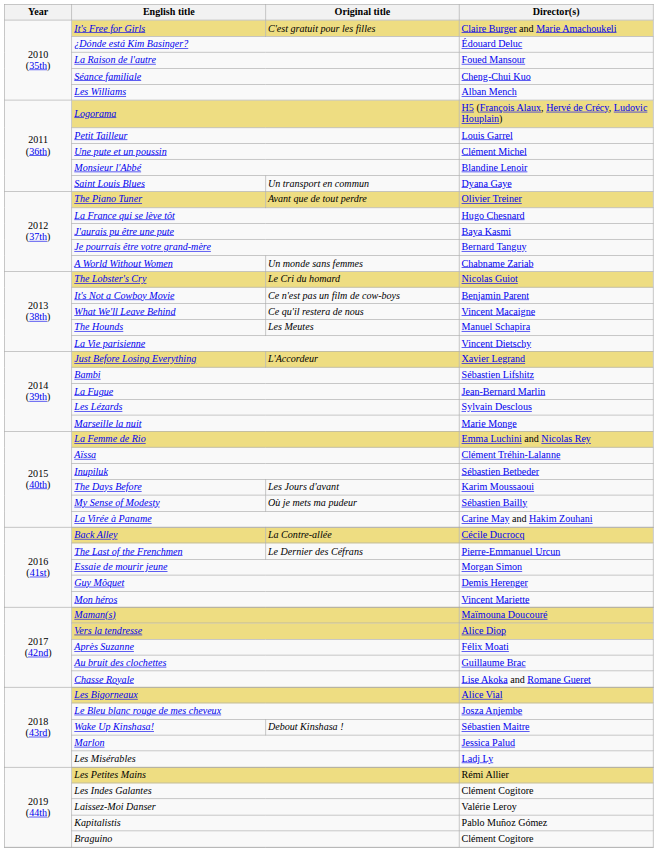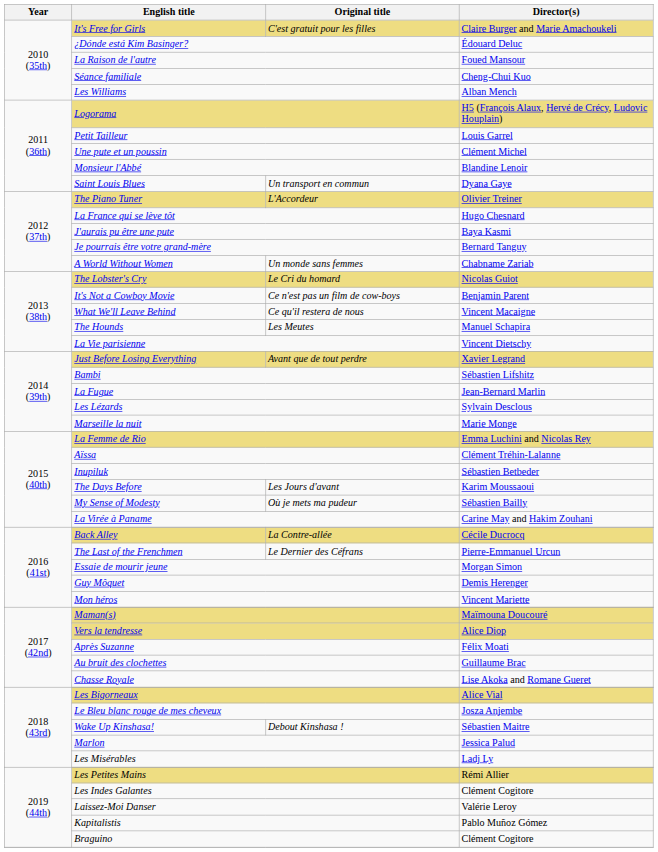(317, 199) Avant que de tout perdre -> (293, 199) L'Accordeur
(293, 359) L'Accordeur -> (317, 359) Avant que de tout perdre
